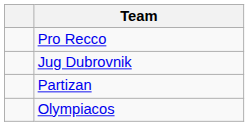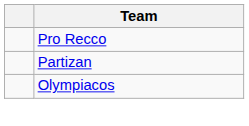- row: (85, 62)
